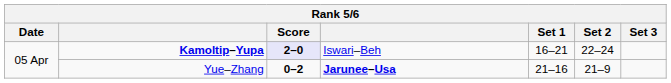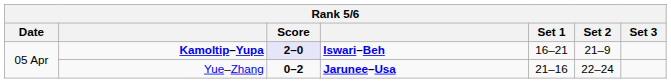(352, 51) normal -> (354, 51) bold
(597, 51) 22–24 -> (597, 51) 21–9
(597, 69) 21–9 -> (597, 69) 22–24
